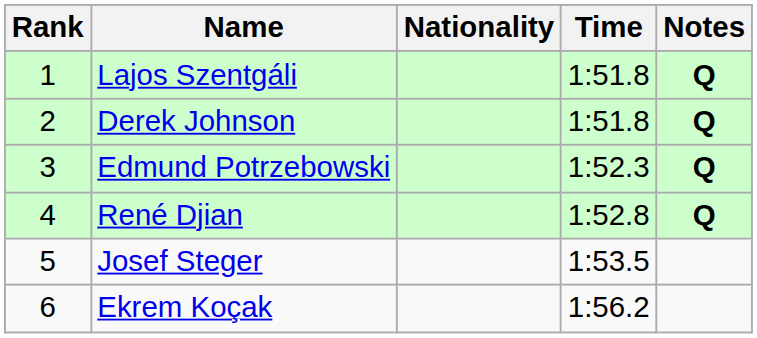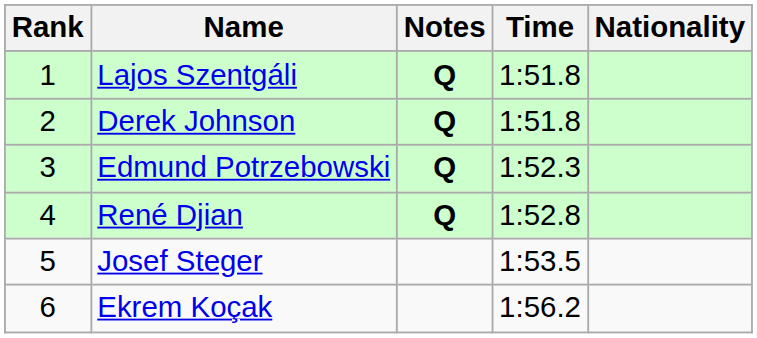columns swapped: (479, 27) <-> (704, 27)
